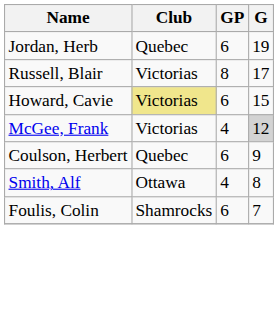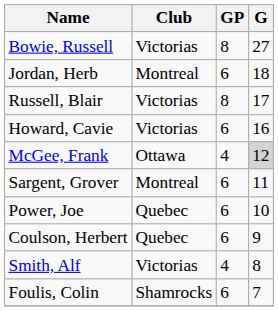+ row: (61, 45)
(162, 45) Quebec -> (167, 73) Montreal
(261, 45) 19 -> (261, 73) 18
(167, 100) khaki background -> (167, 127) no background
(261, 100) 15 -> (261, 127) 16
(167, 127) Victorias -> (160, 155) Ottawa
+ row: (64, 182)
+ row: (46, 210)
(160, 182) Ottawa -> (167, 264) Victorias
